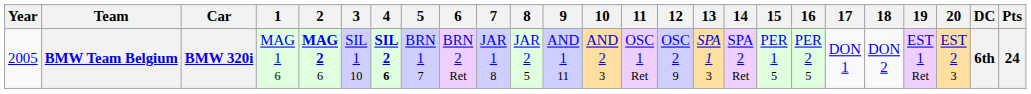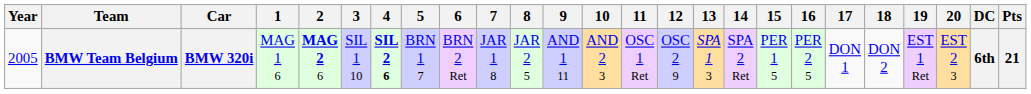(1012, 58) 24 -> (1012, 58) 21
